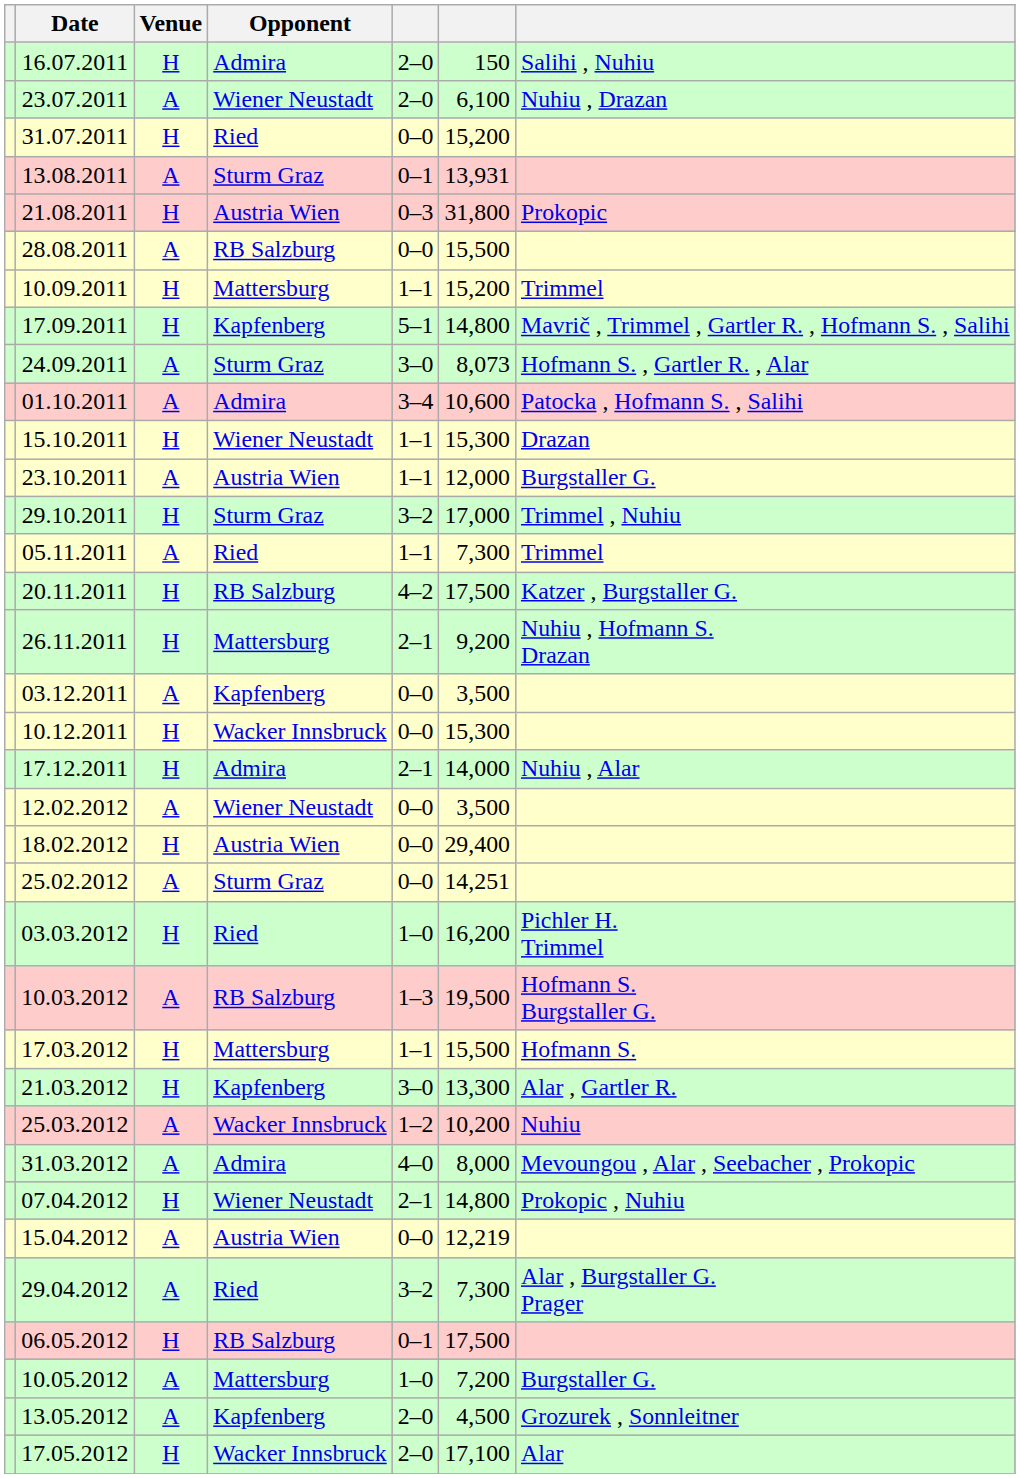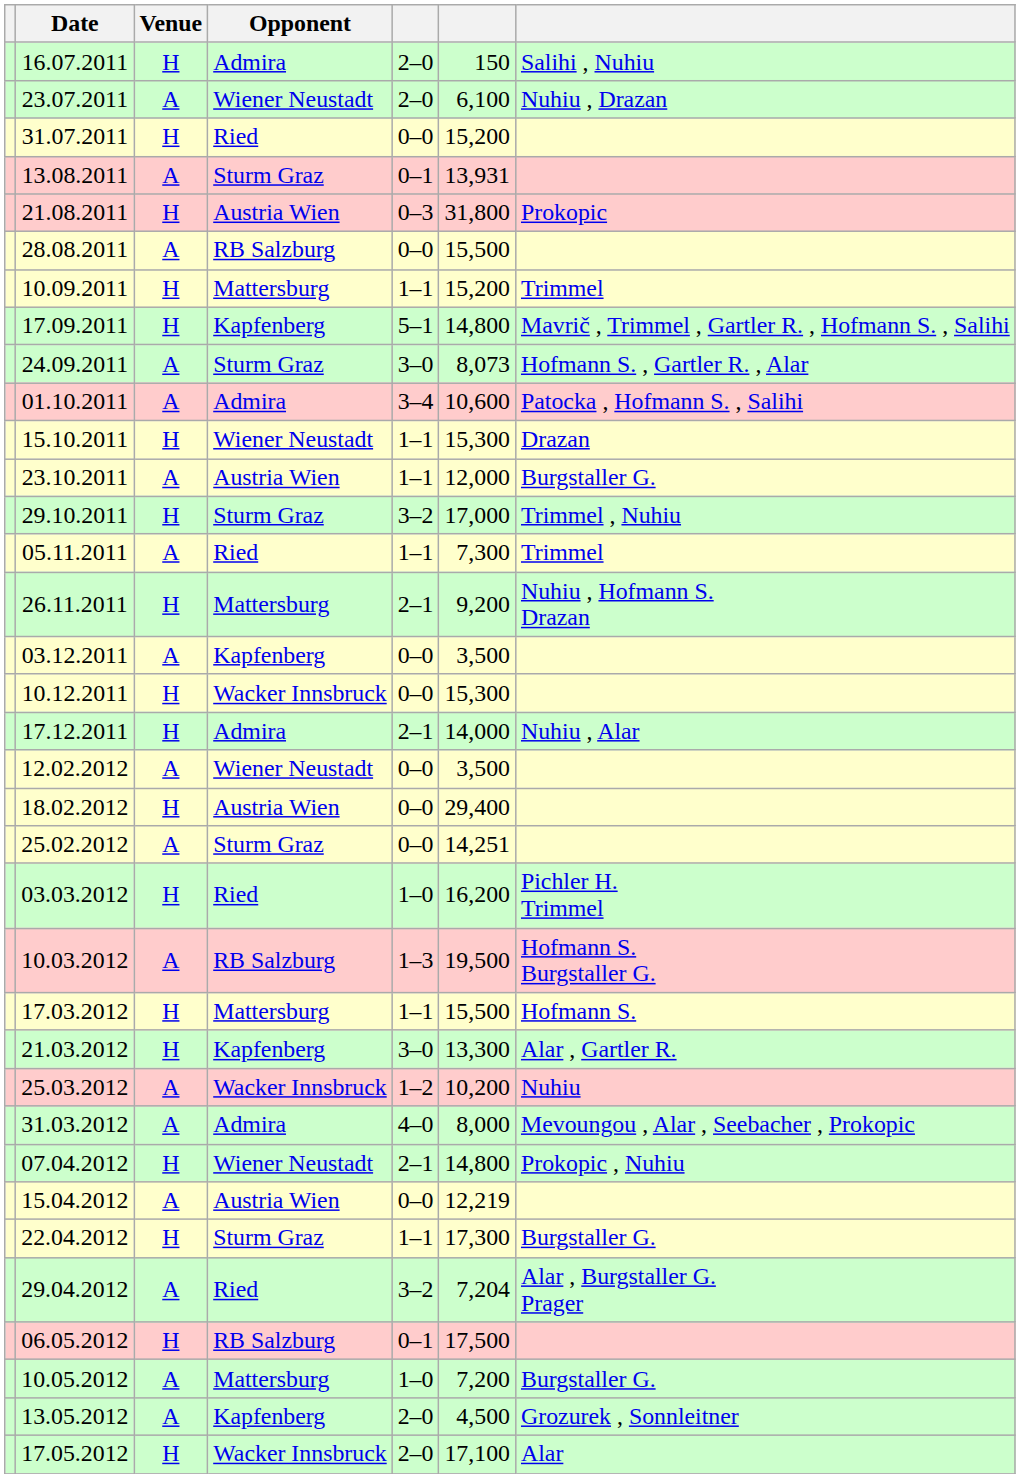- row: (75, 590)
+ row: (75, 1238)
(483, 1289) 7,300 -> (483, 1289) 7,204
